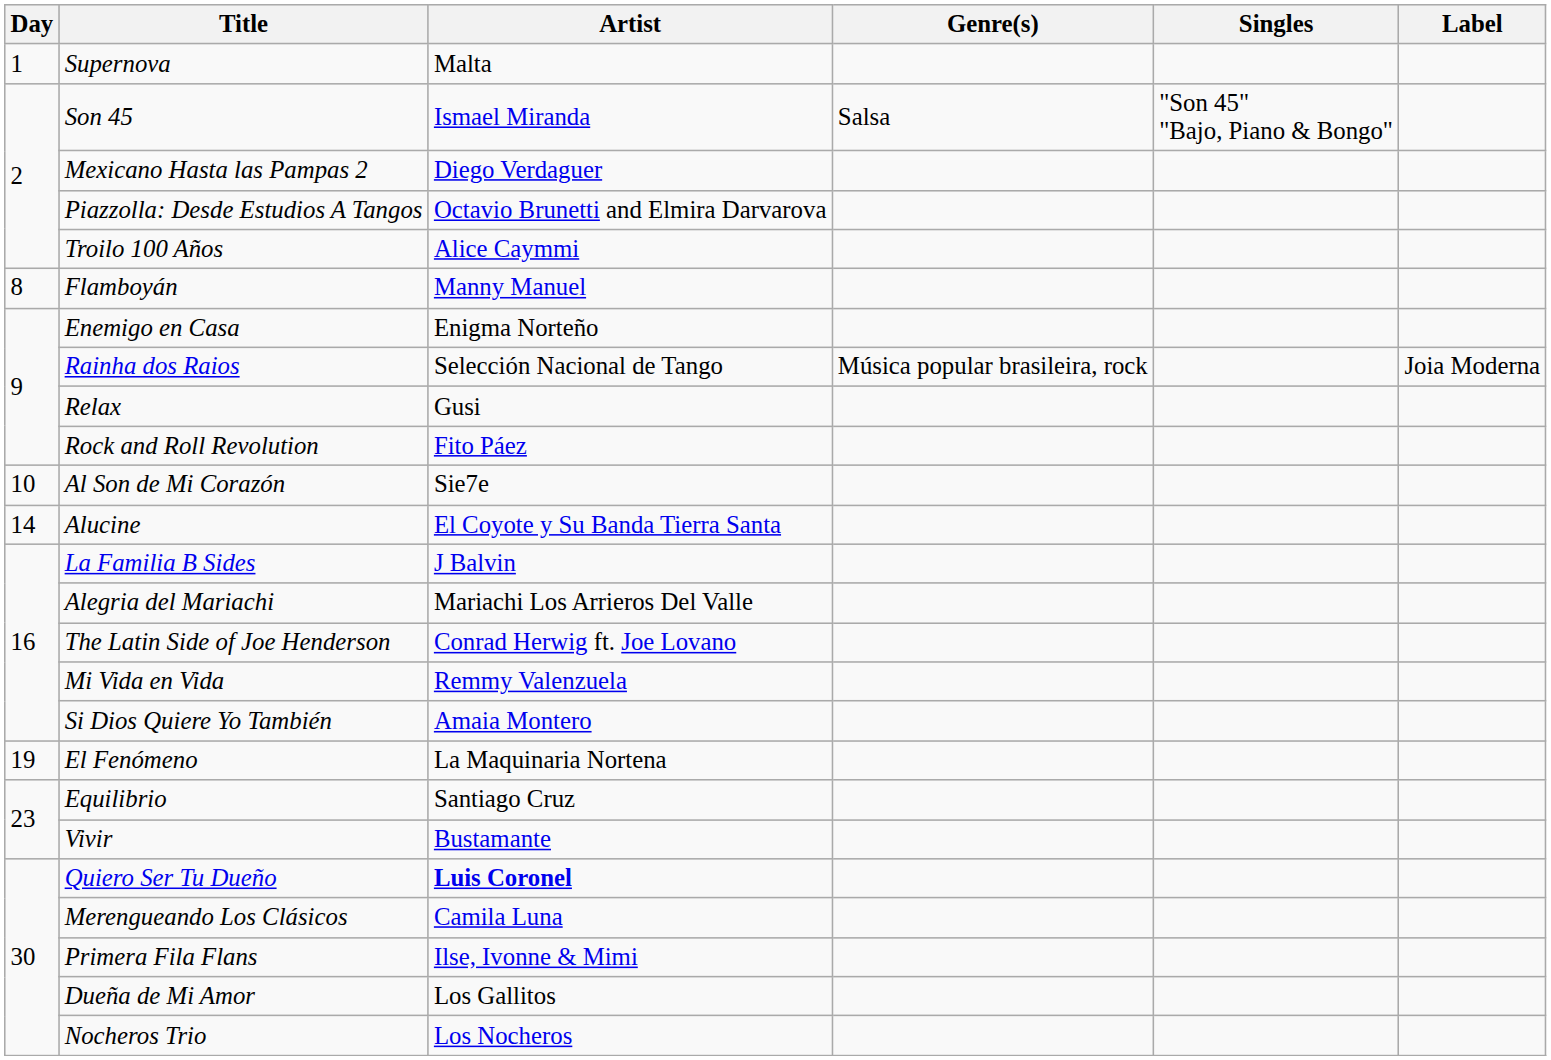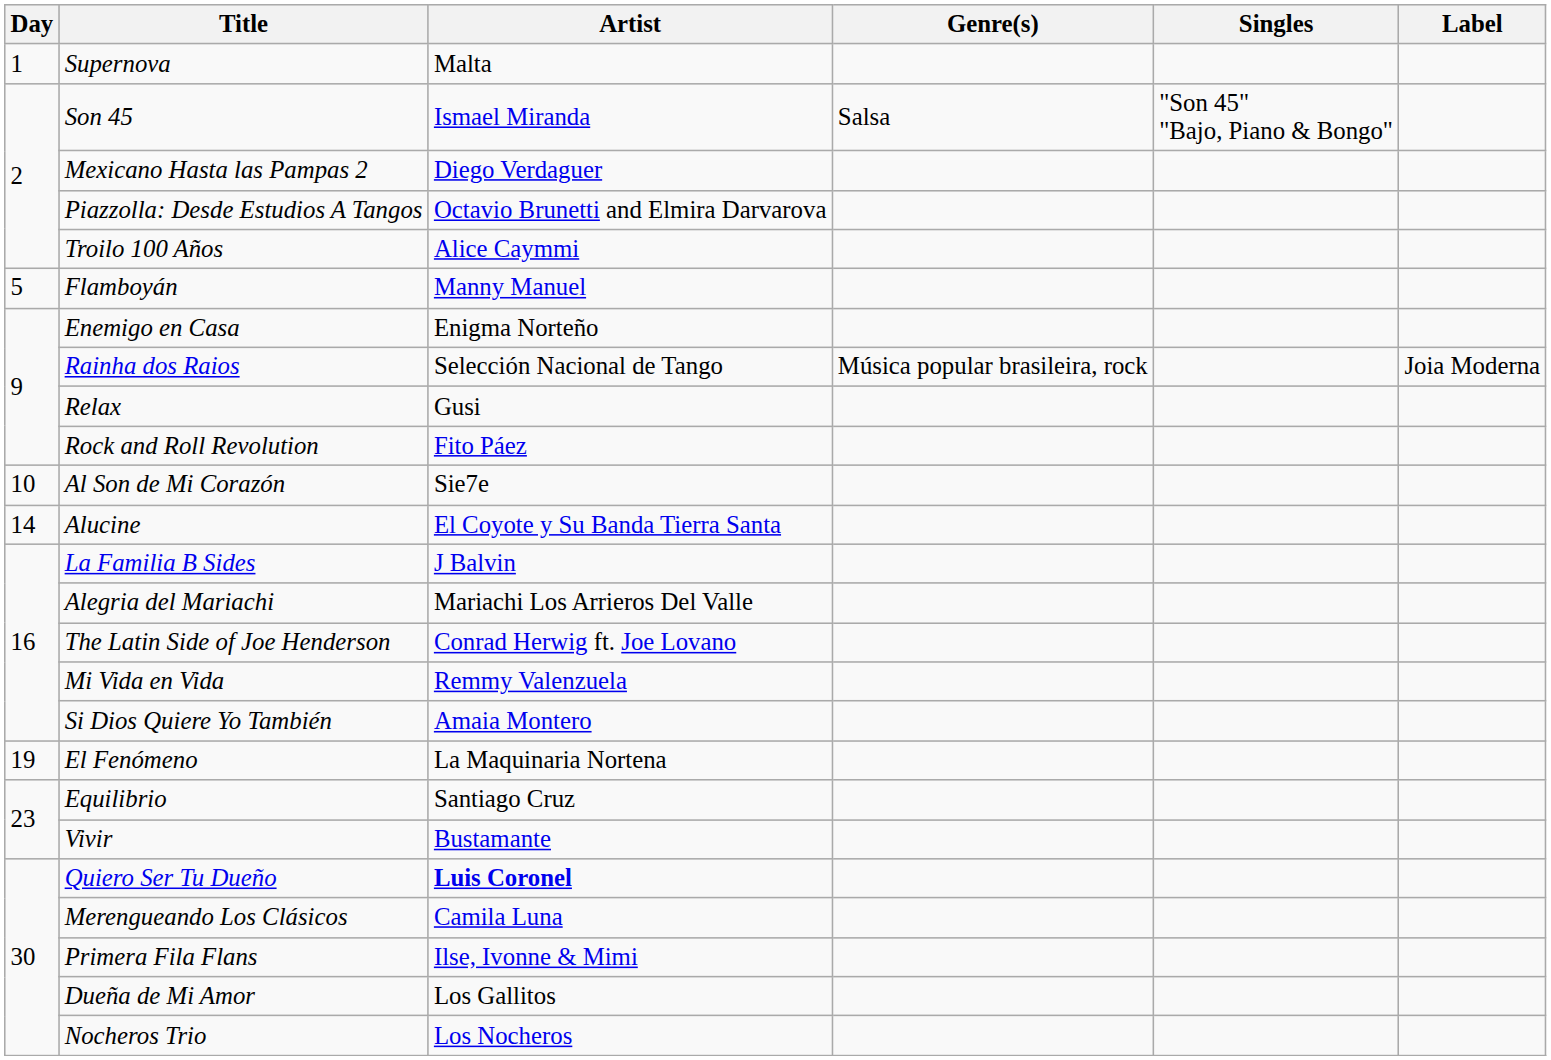(17, 288) 8 -> (17, 288) 5
